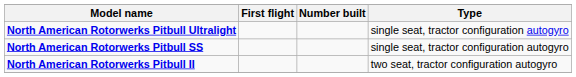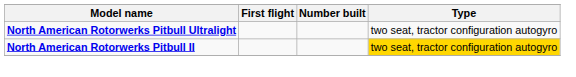(470, 30) single seat, tractor configuration autogyro -> (464, 30) two seat, tractor configuration autogyro
- row: (105, 47)
(464, 64) no background -> (464, 47) gold background
